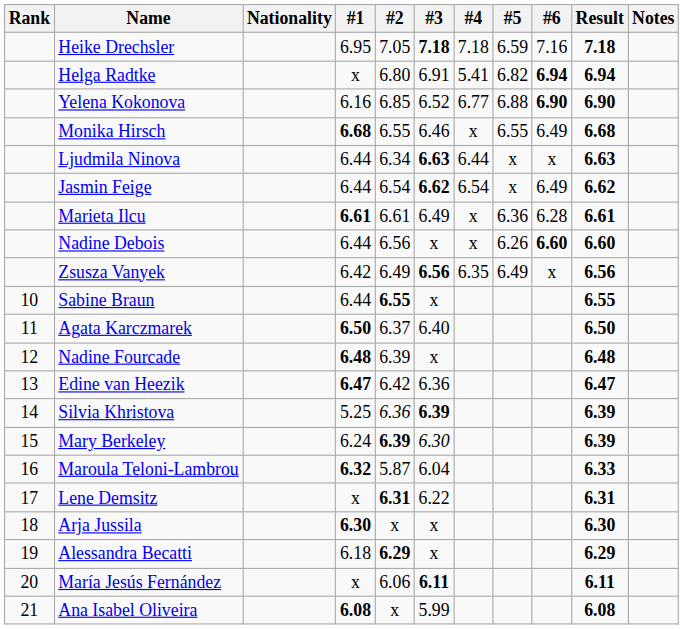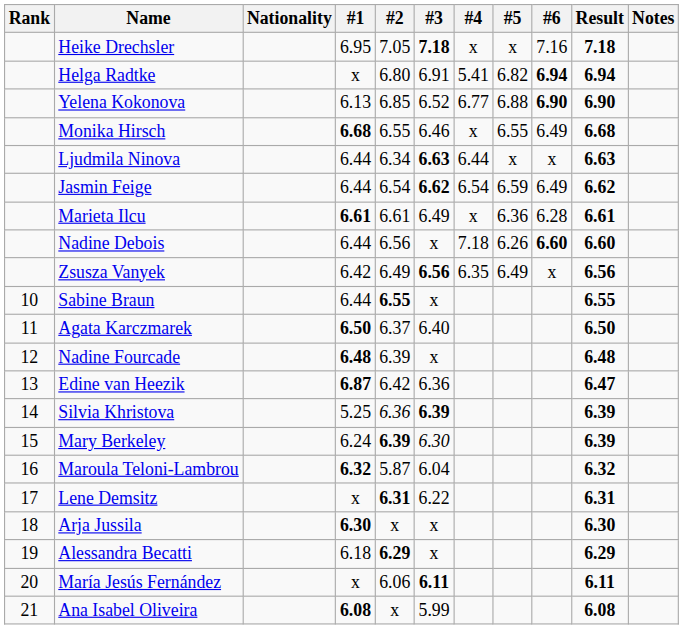(473, 46) 7.18 -> (473, 46) x
(513, 46) 6.59 -> (513, 46) x
(356, 103) 6.16 -> (356, 103) 6.13
(513, 187) x -> (513, 187) 6.59
(473, 243) x -> (473, 243) 7.18
(356, 384) 6.47 -> (356, 384) 6.87
(600, 469) 6.33 -> (600, 469) 6.32
